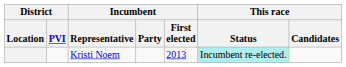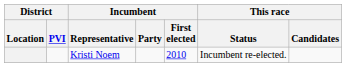(176, 54) 2013 -> (176, 54) 2010
(243, 54) paleturquoise background -> (243, 54) no background
